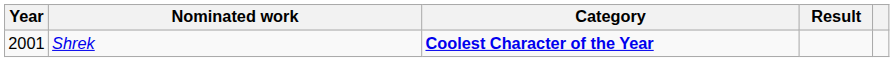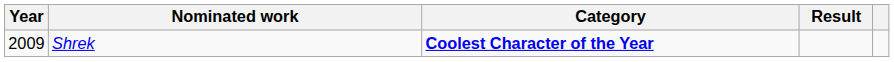(26, 43) 2001 -> (26, 43) 2009
